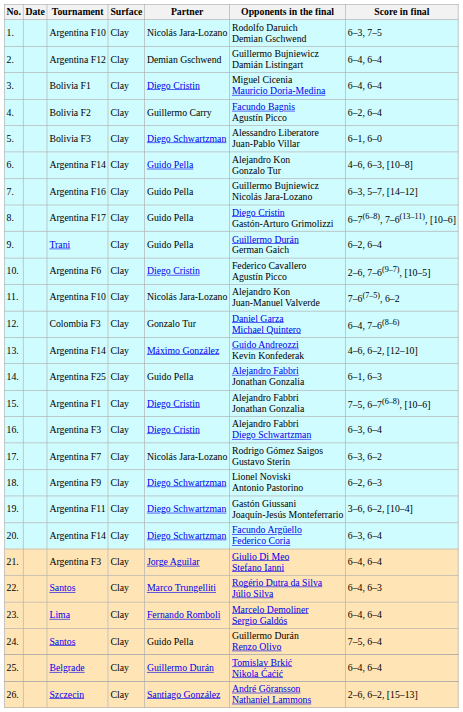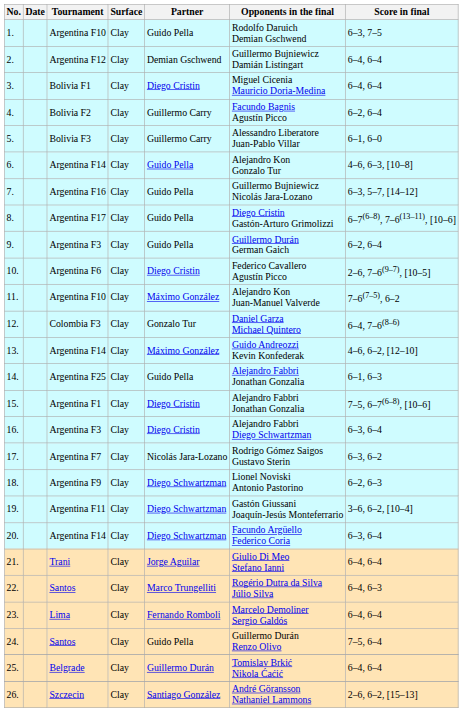(187, 33) Nicolás Jara-Lozano -> (170, 33) Guido Pella
(187, 139) Diego Schwartzman -> (179, 139) Guillermo Carry
(60, 244) Trani -> (75, 244) Argentina F3
(187, 297) Nicolás Jara-Lozano -> (183, 297) Máximo González
(75, 562) Argentina F3 -> (60, 562) Trani
